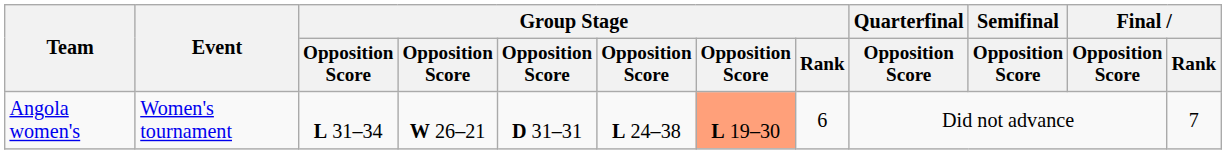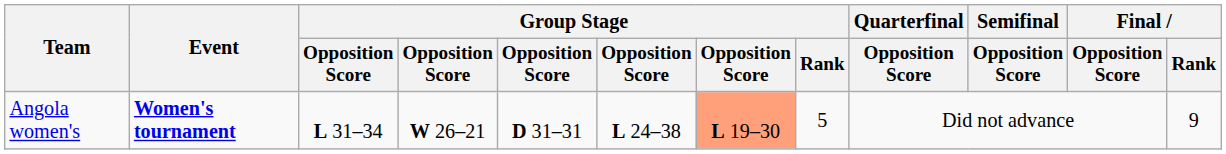(186, 120) normal -> (185, 120) bold
(822, 120) 6 -> (822, 120) 5
(1194, 120) 7 -> (1194, 120) 9
